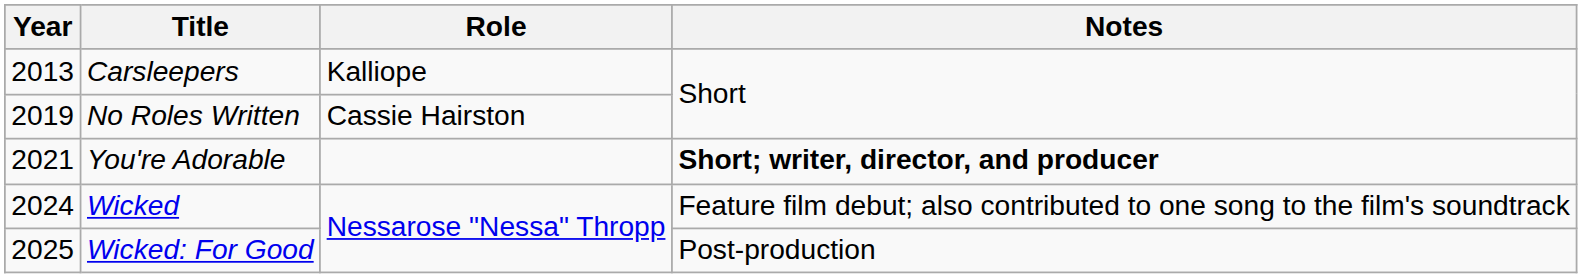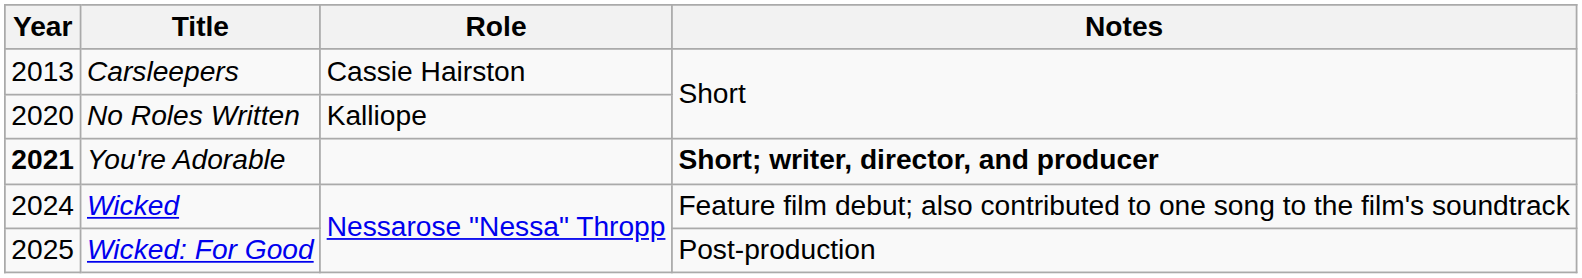(377, 71) Kalliope -> (426, 71) Cassie Hairston
(43, 116) 2019 -> (43, 116) 2020
(426, 116) Cassie Hairston -> (377, 116) Kalliope
(43, 160) normal -> (43, 160) bold
